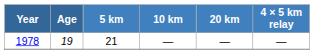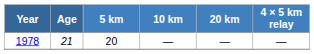(67, 41) 19 -> (67, 41) 21
(111, 41) 21 -> (111, 41) 20
